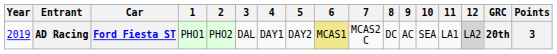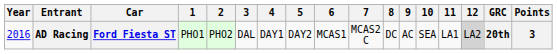(19, 35) 2019 -> (19, 35) 2016
(332, 35) khaki background -> (332, 35) no background
